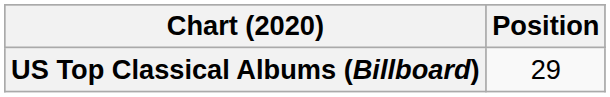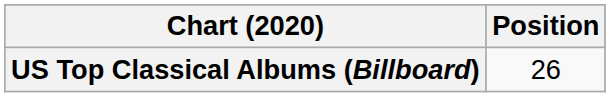(546, 69) 29 -> (546, 69) 26
